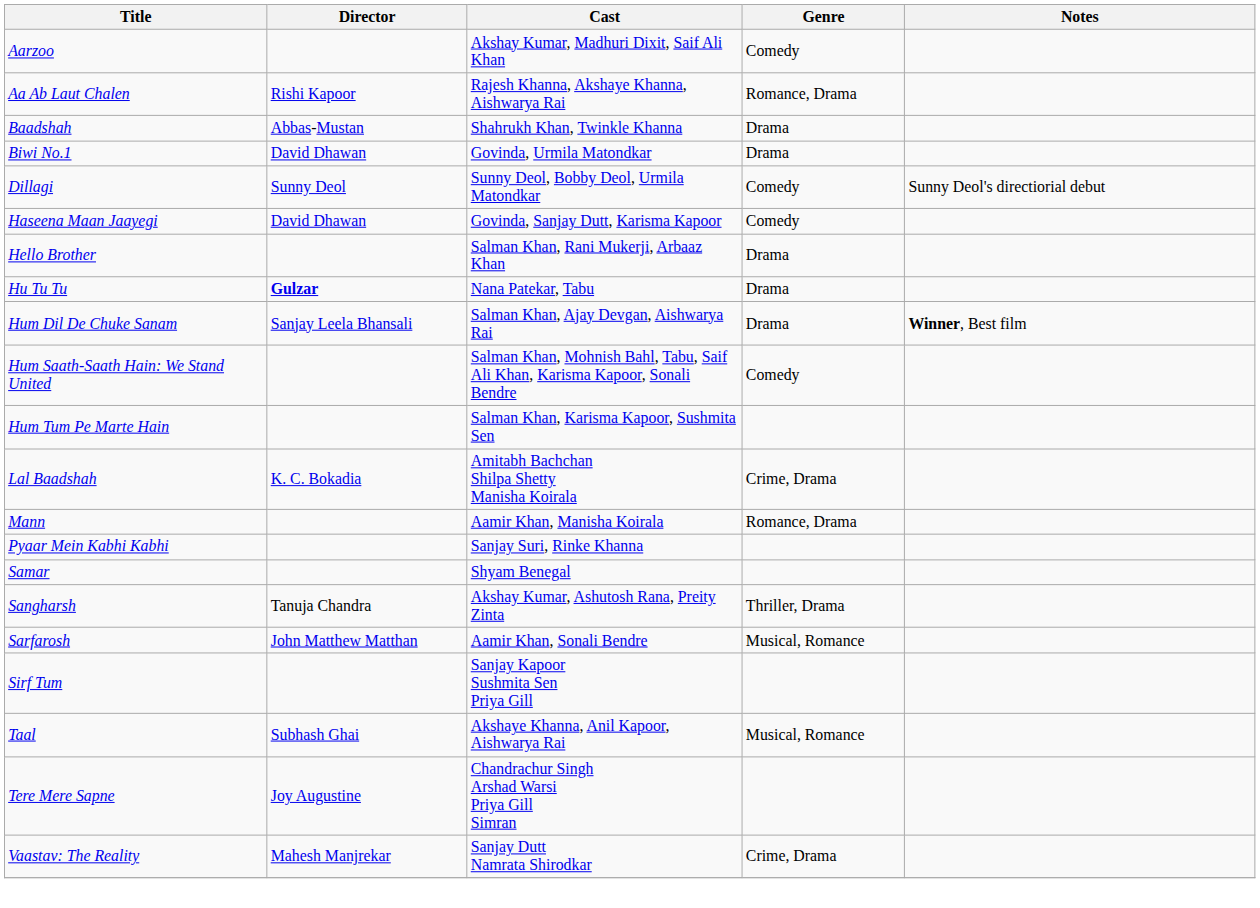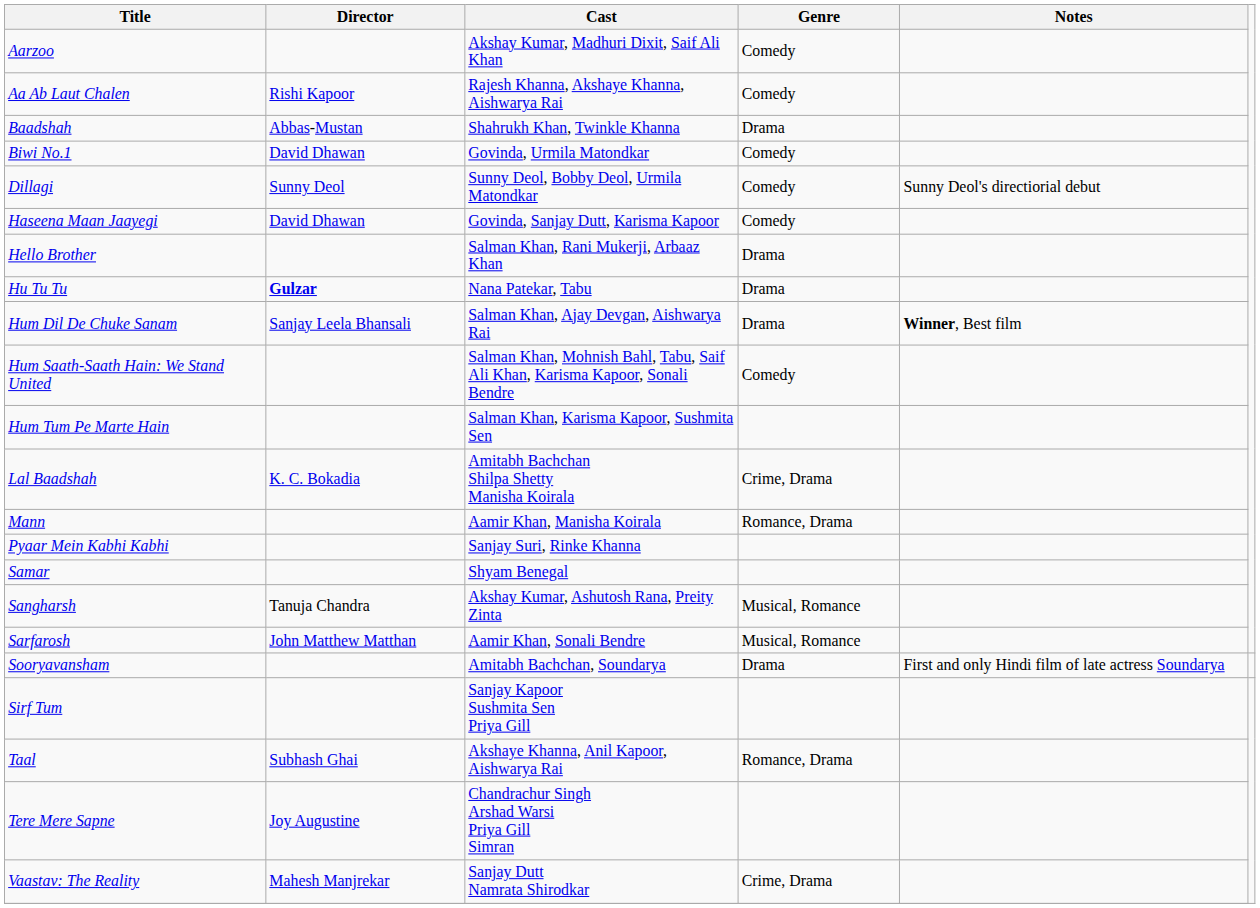(801, 94) Romance, Drama -> (769, 94) Comedy
(767, 153) Drama -> (769, 153) Comedy
(795, 606) Thriller, Drama -> (801, 606) Musical, Romance
+ row: (59, 665)
(805, 734) Musical, Romance -> (797, 760) Romance, Drama
